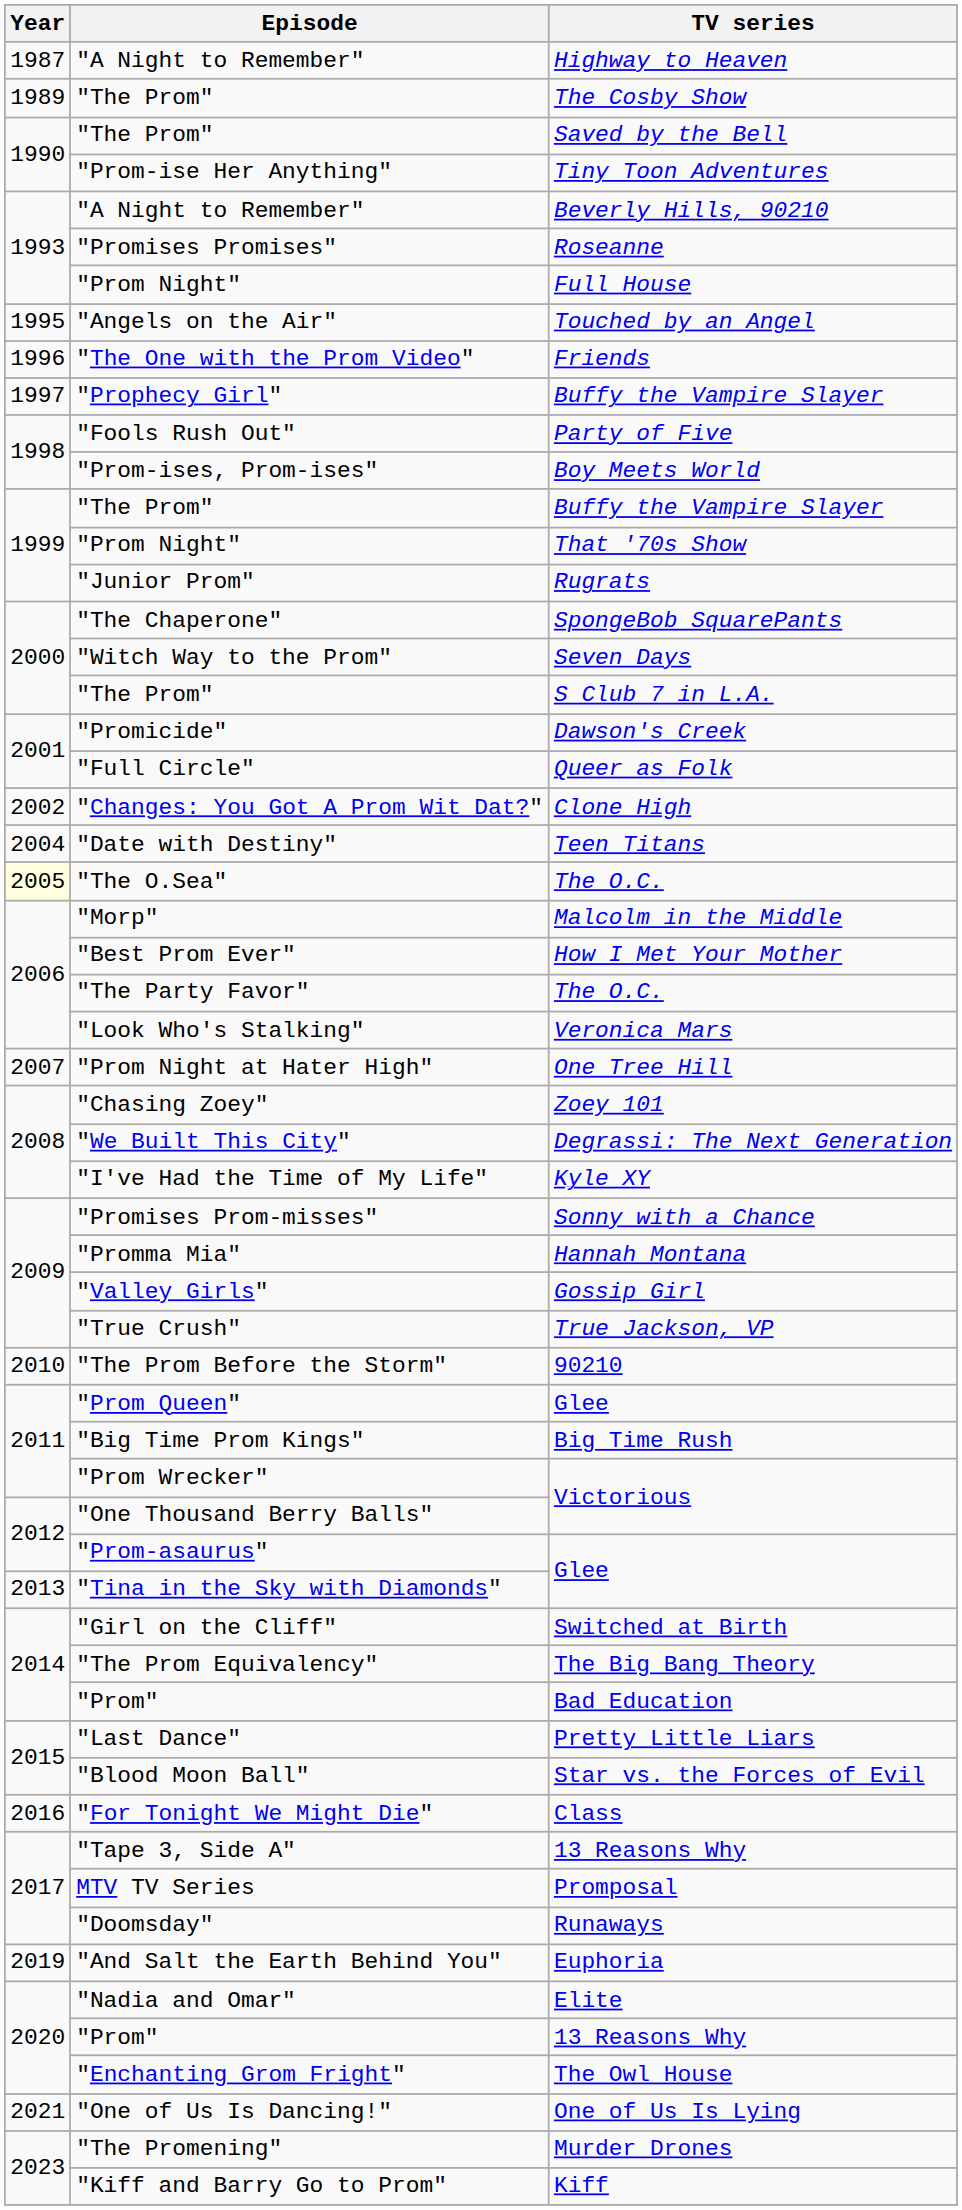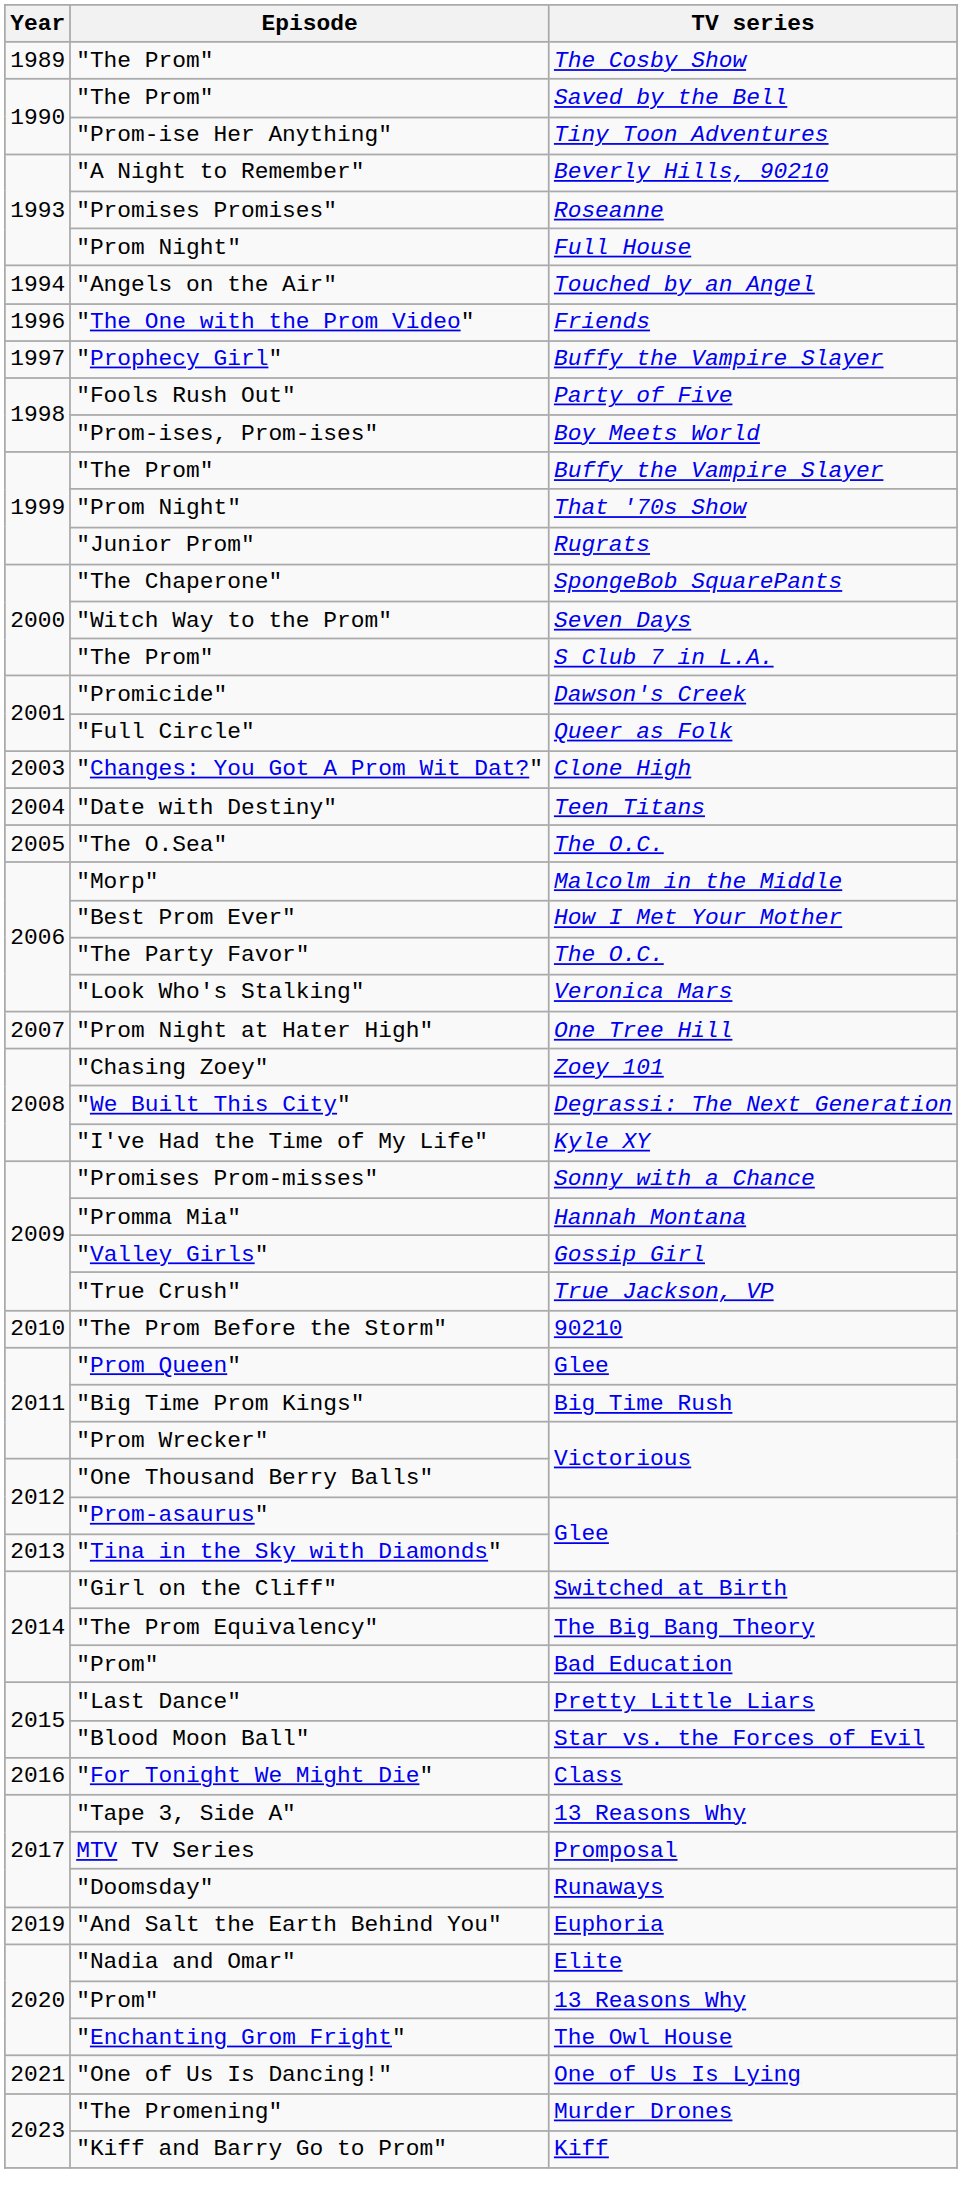- row: (220, 61)
(38, 322) 1995 -> (38, 285) 1994
(38, 807) 2002 -> (38, 769) 2003
(38, 881) lightyellow background -> (38, 844) no background
